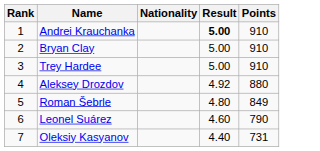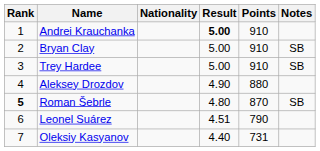+ column: (297, 13)
(219, 84) 4.92 -> (219, 84) 4.90
(21, 102) normal -> (21, 102) bold
(259, 102) 849 -> (259, 102) 870
(219, 119) 4.60 -> (219, 119) 4.51
